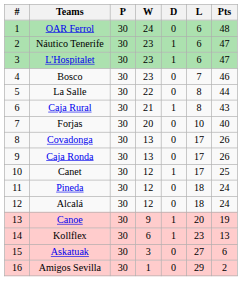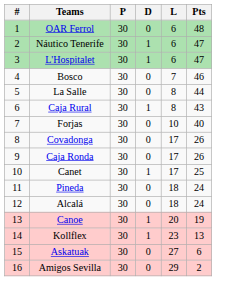- column: (148, 12)
